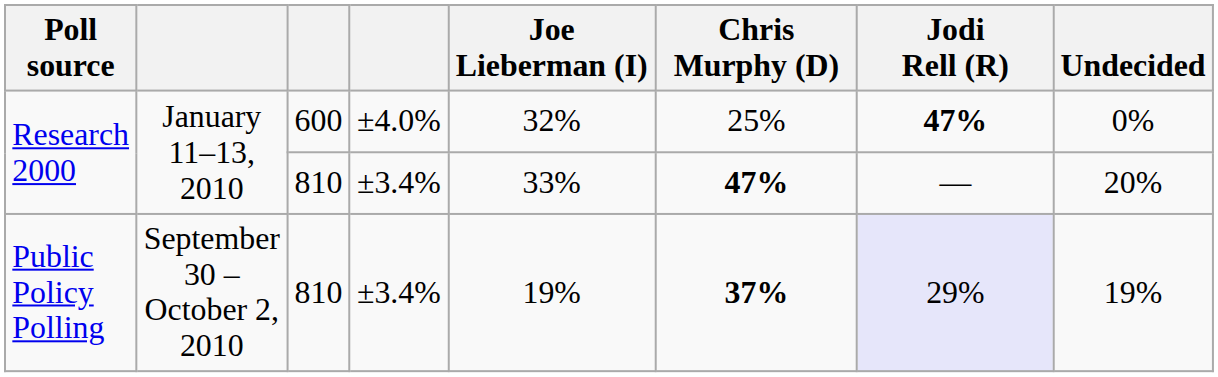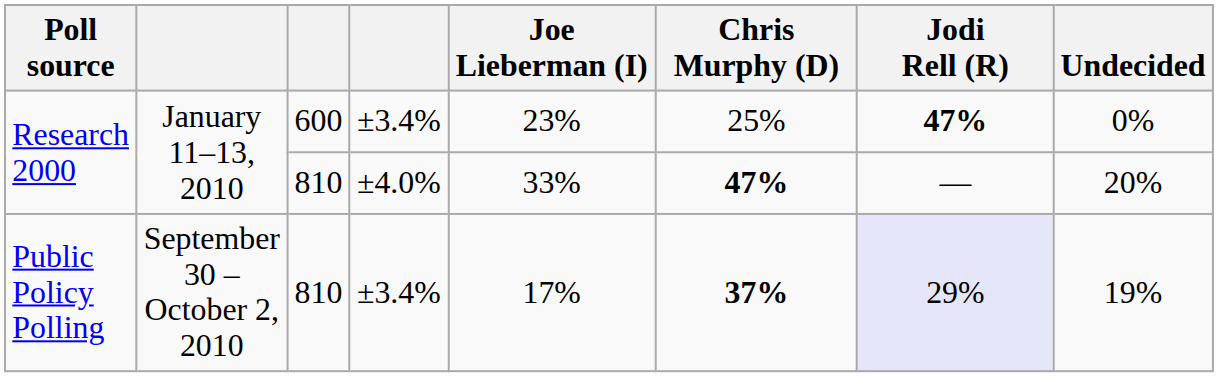(399, 121) ±4.0% -> (399, 121) ±3.4%
(552, 121) 32% -> (552, 121) 23%
(399, 182) ±3.4% -> (399, 182) ±4.0%
(552, 291) 19% -> (552, 291) 17%
